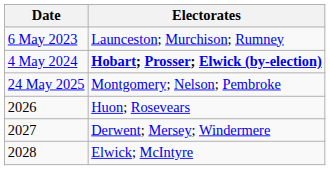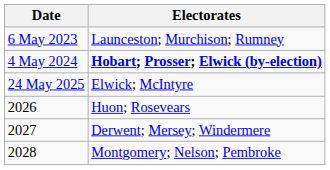(186, 84) Montgomery; Nelson; Pembroke -> (142, 84) Elwick; McIntyre
(142, 152) Elwick; McIntyre -> (186, 152) Montgomery; Nelson; Pembroke
